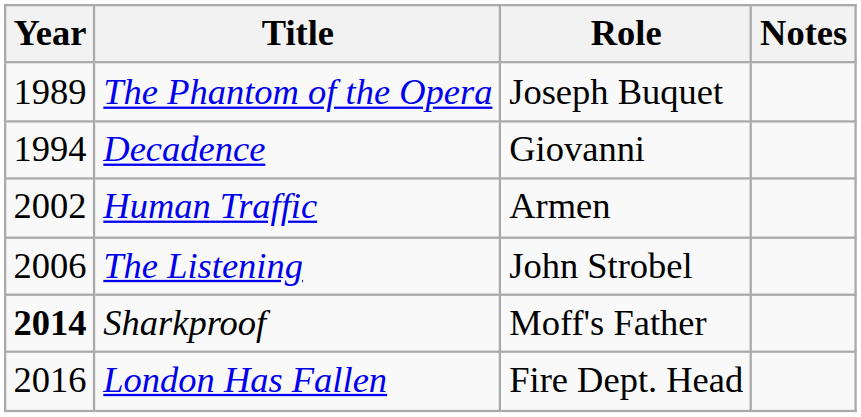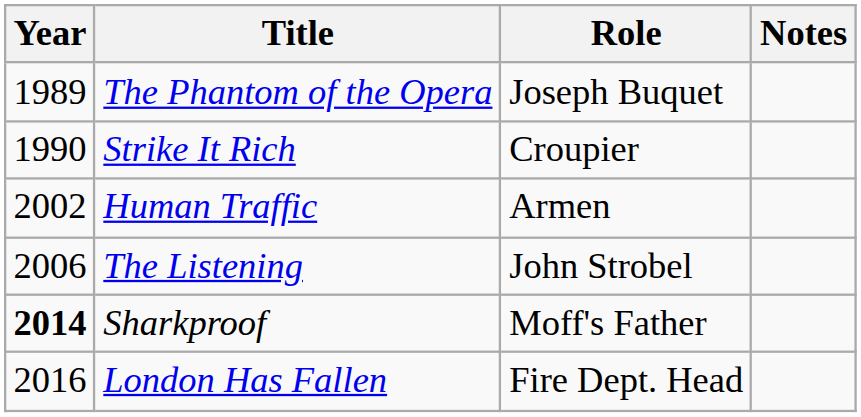+ row: (200, 149)
- row: (184, 149)
